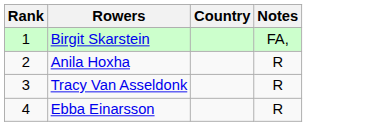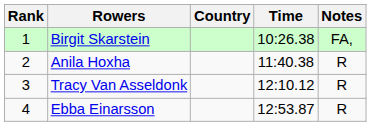+ column: (286, 16)
